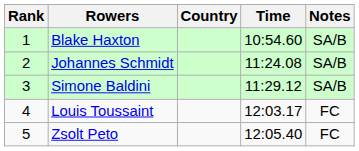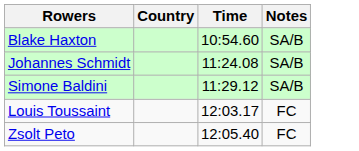- column: (26, 16)
